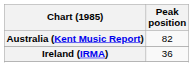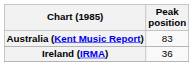(167, 38) 82 -> (167, 38) 83
